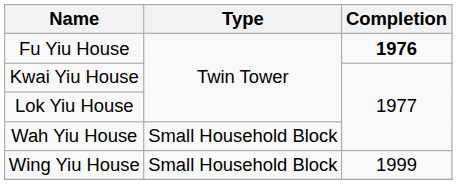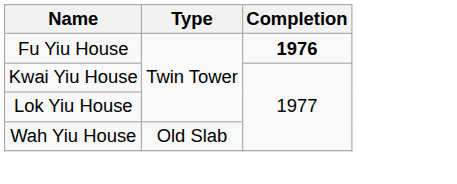(243, 135) Small Household Block -> (192, 135) Old Slab
- row: (74, 164)
